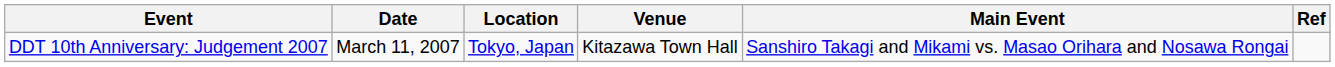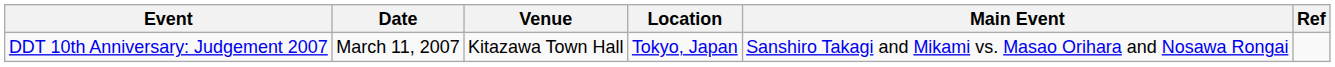columns swapped: (521, 18) <-> (660, 18)
